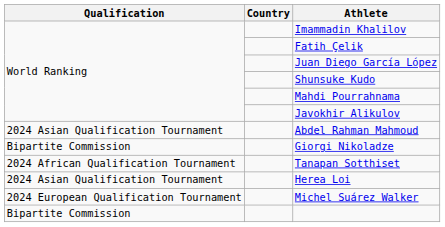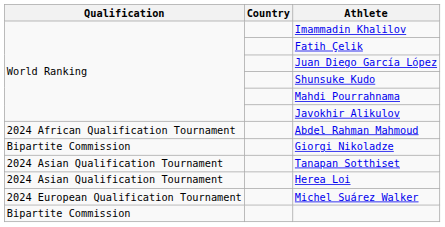(115, 130) 2024 Asian Qualification Tournament -> (121, 130) 2024 African Qualification Tournament
(121, 163) 2024 African Qualification Tournament -> (115, 163) 2024 Asian Qualification Tournament
